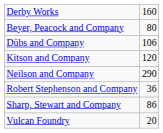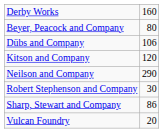(152, 89) 36 -> (152, 89) 30
